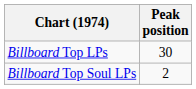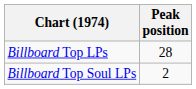(166, 52) 30 -> (166, 52) 28
